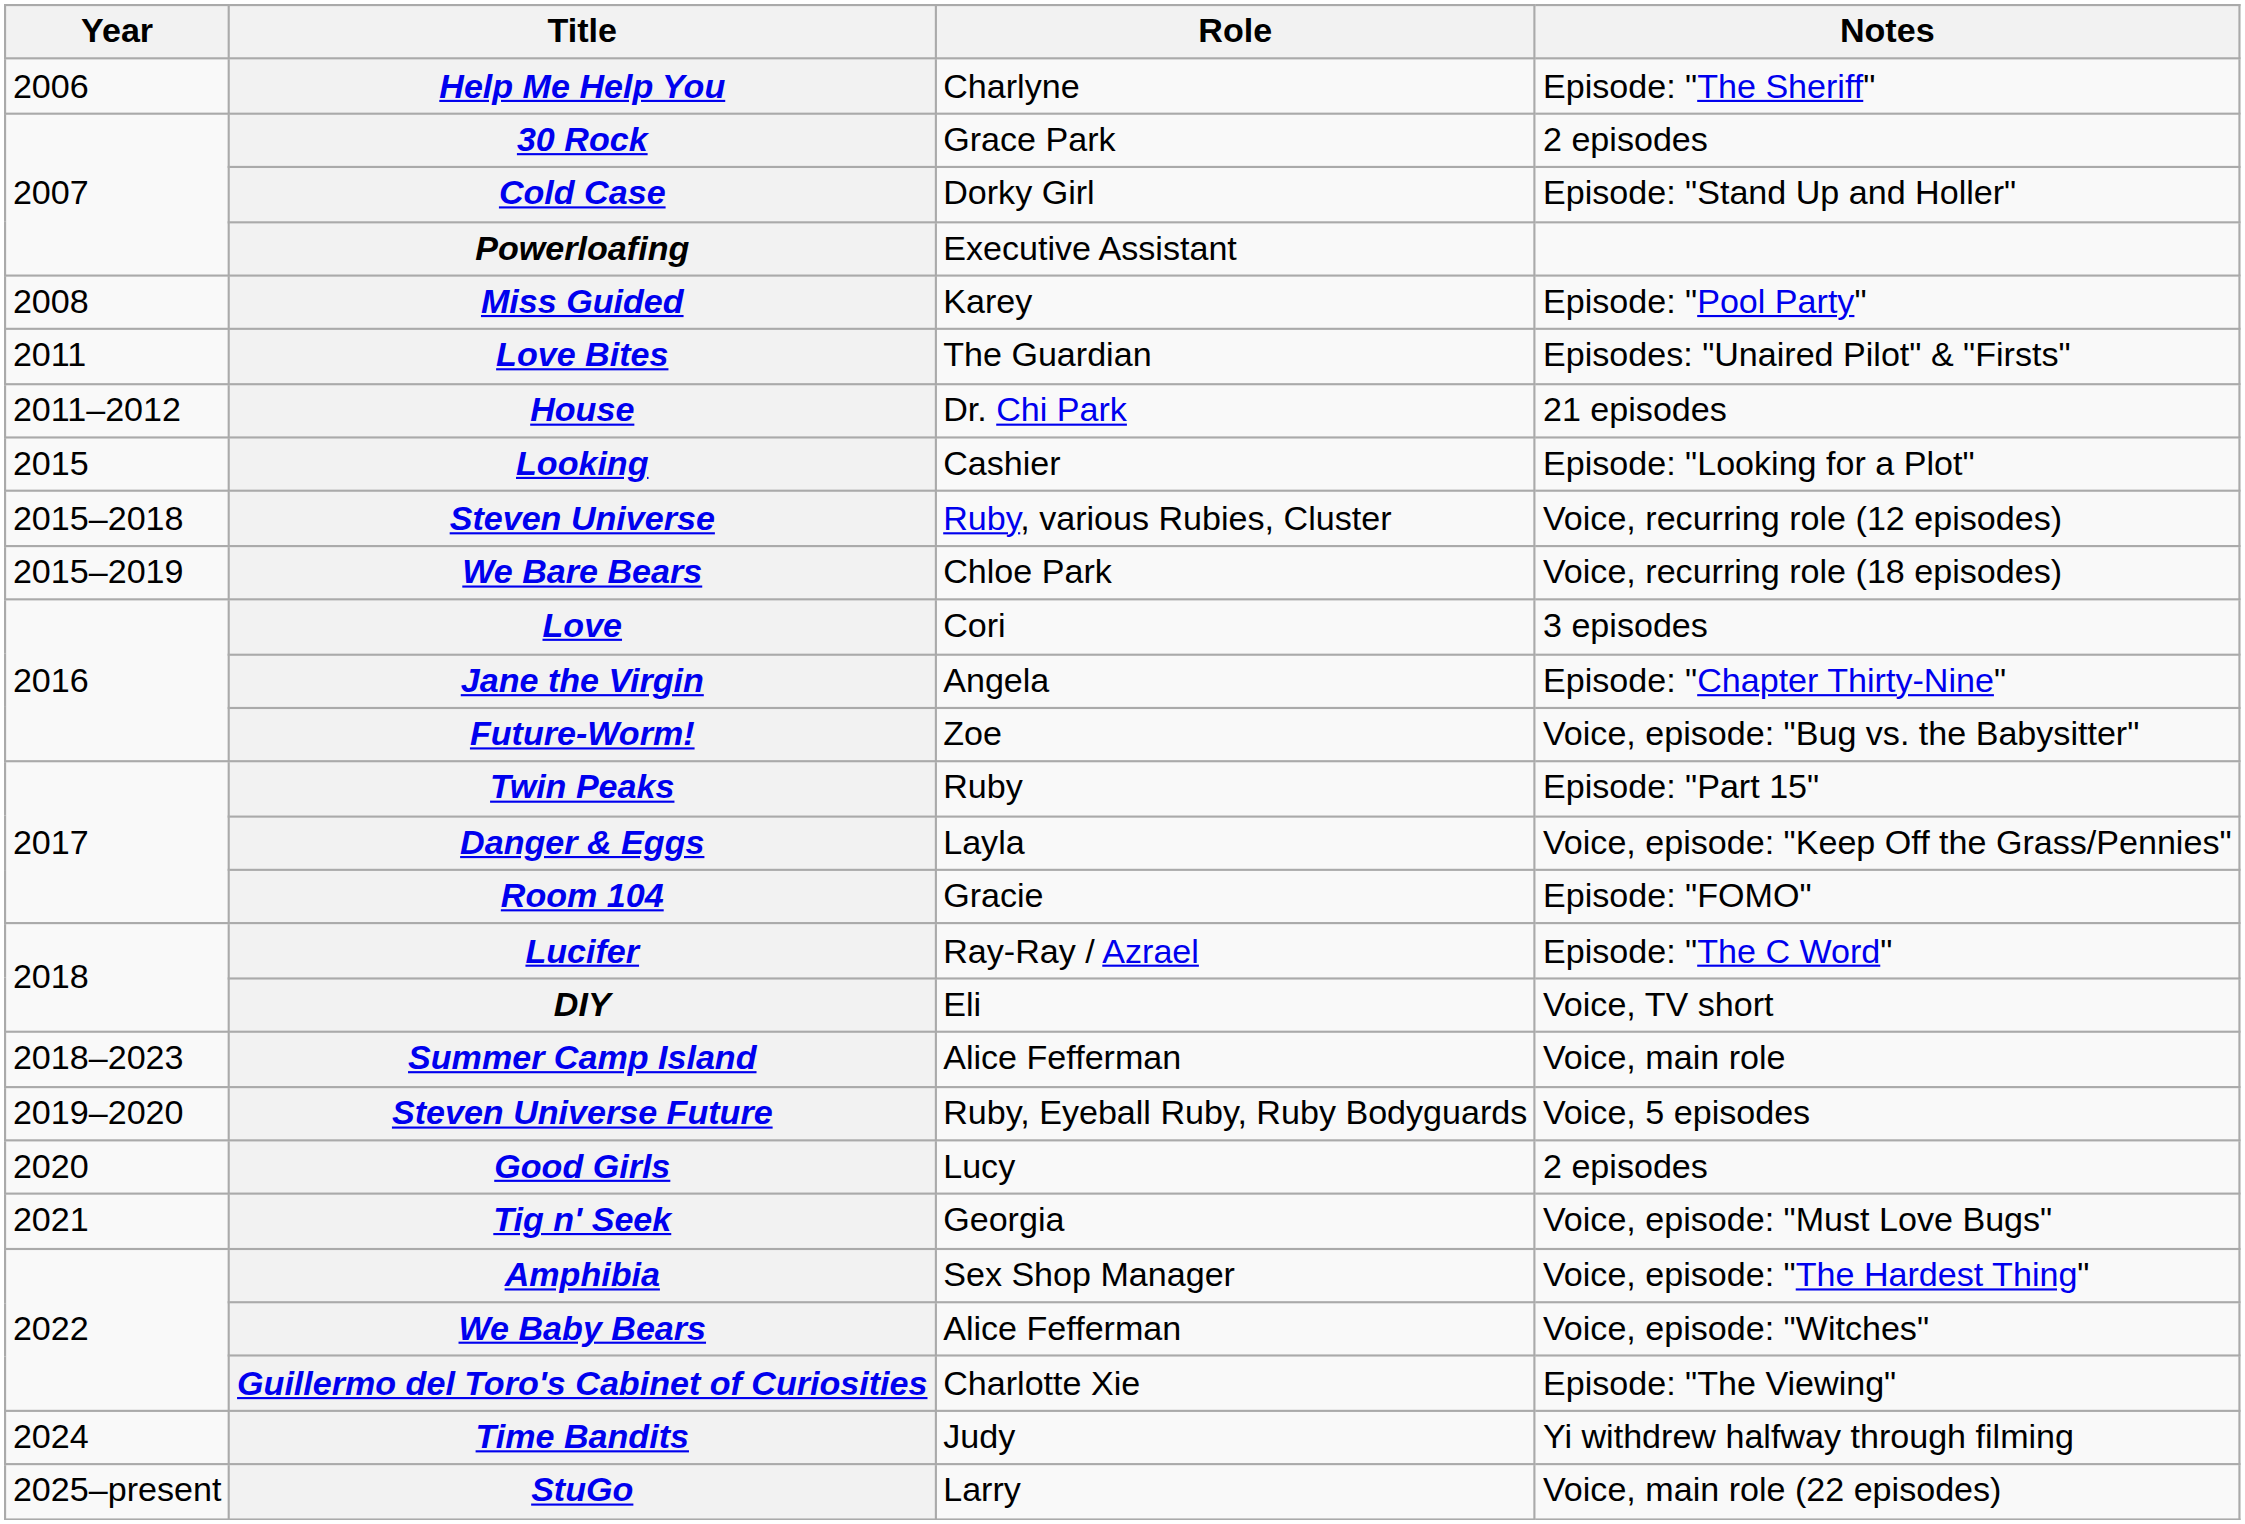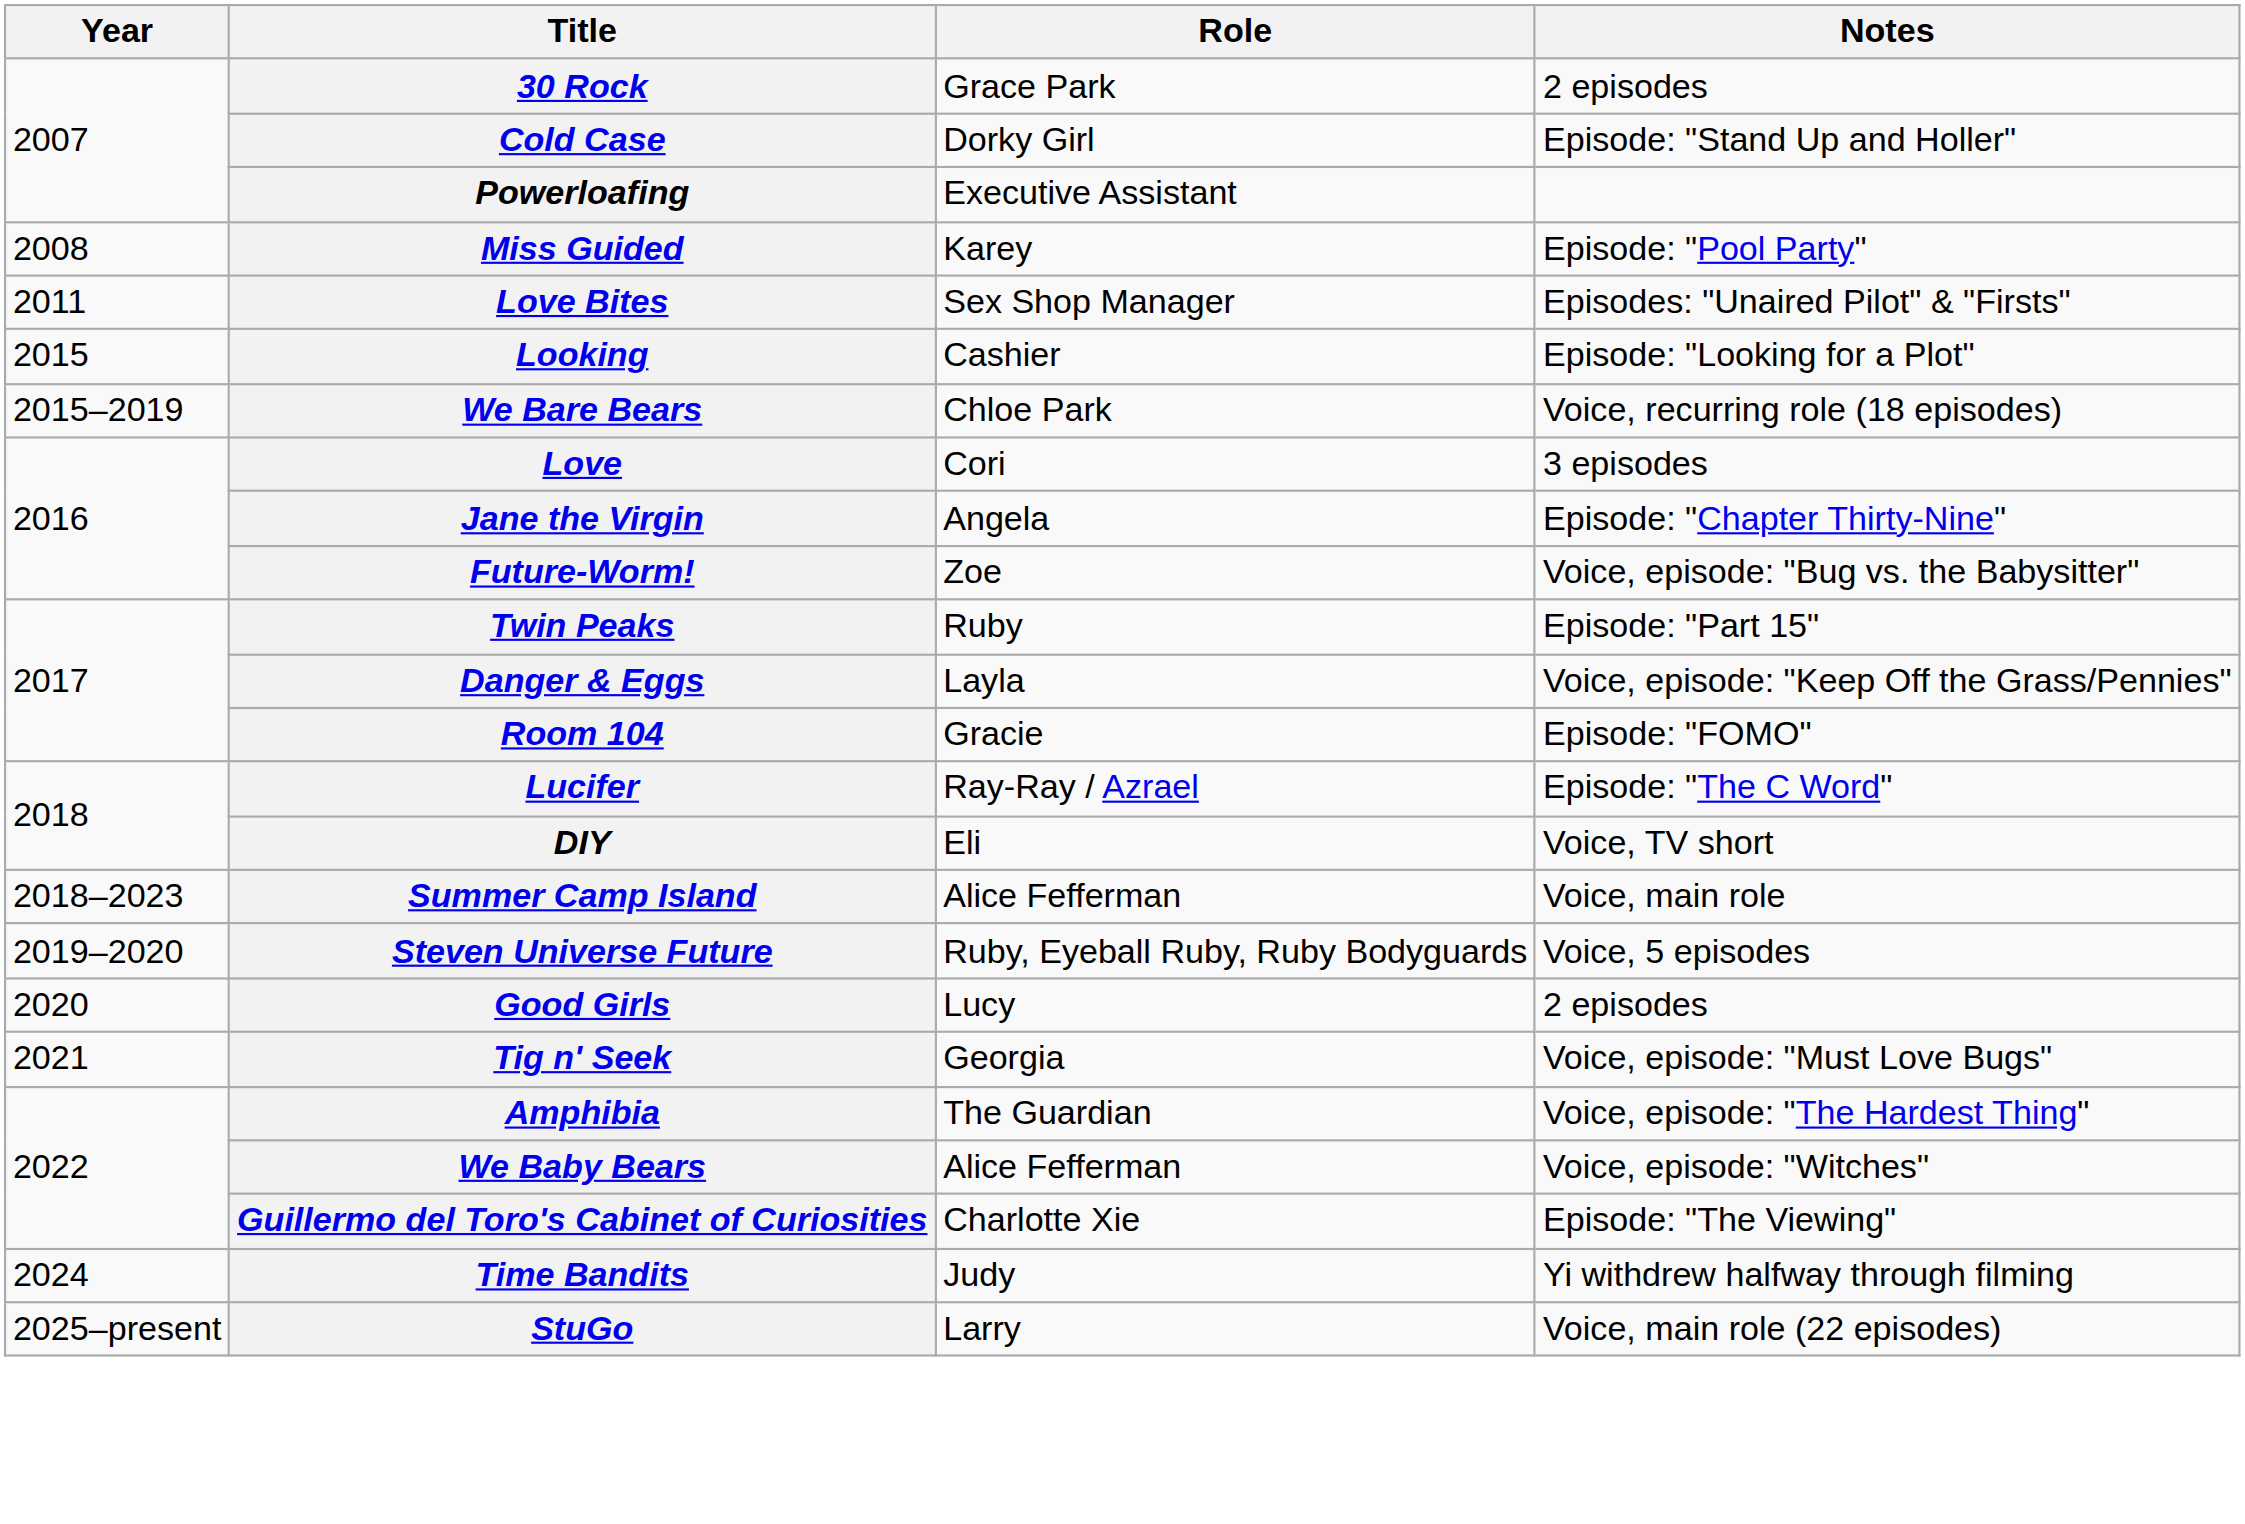- row: (582, 85)
(1047, 355) The Guardian -> (1089, 301) Sex Shop Manager
- row: (582, 409)
- row: (582, 517)
(1089, 1274) Sex Shop Manager -> (1047, 1112) The Guardian
